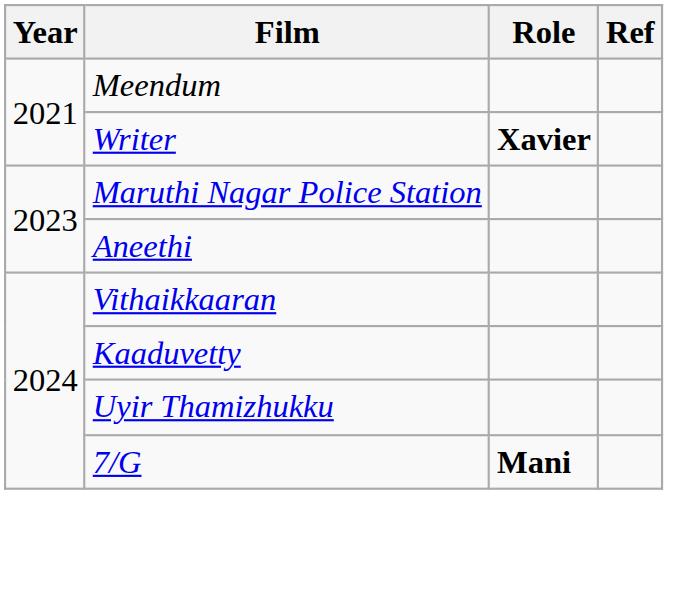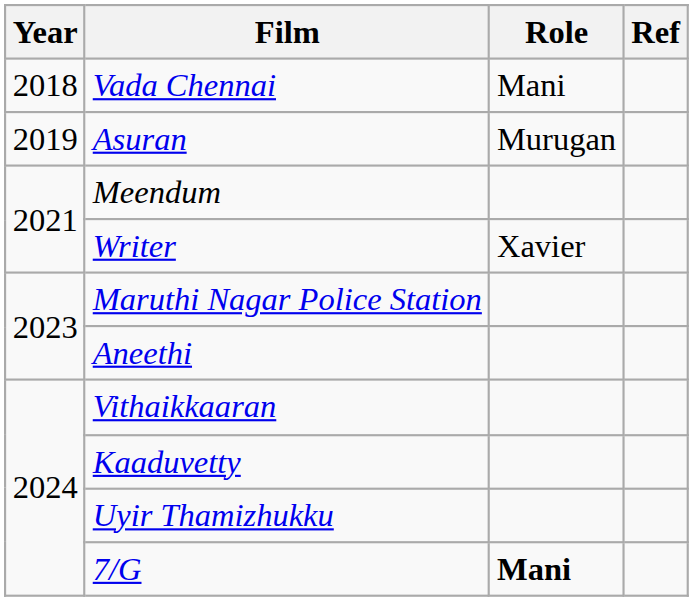+ row: (184, 85)
+ row: (140, 138)
(544, 138) bold -> (541, 246) normal
